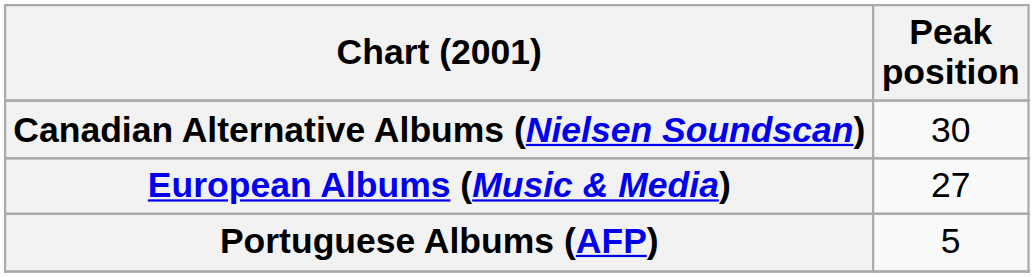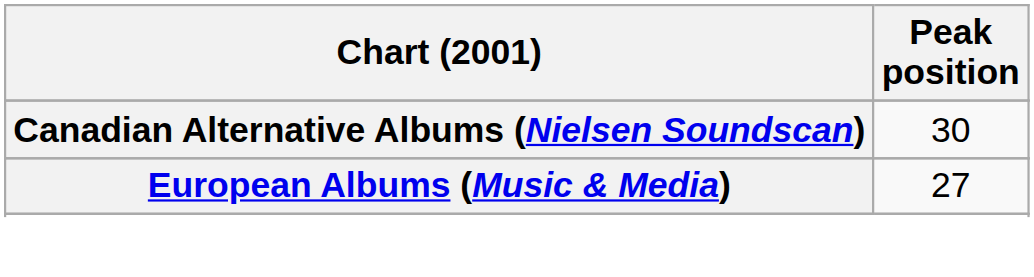- row: (439, 241)
